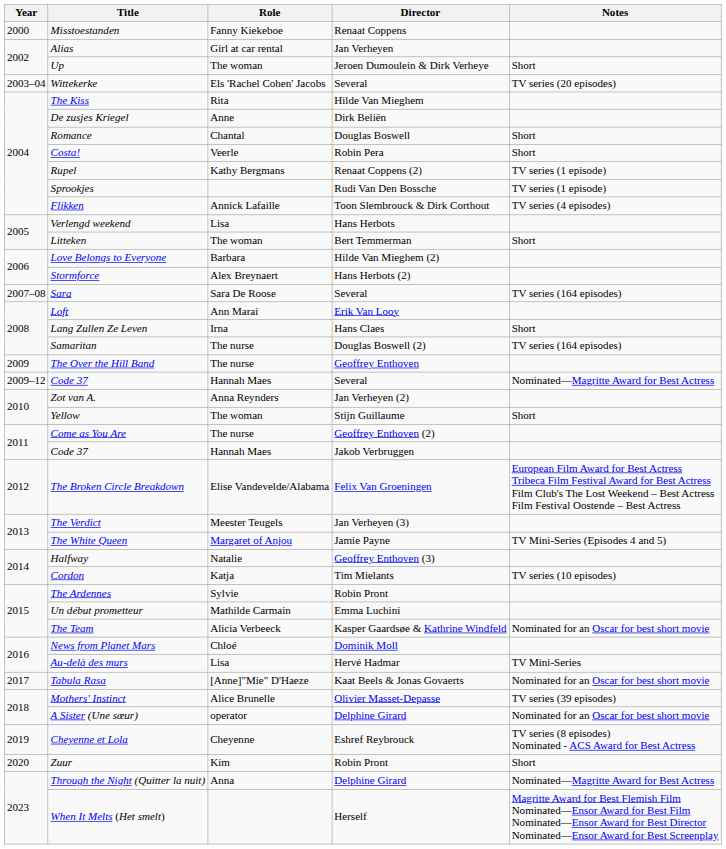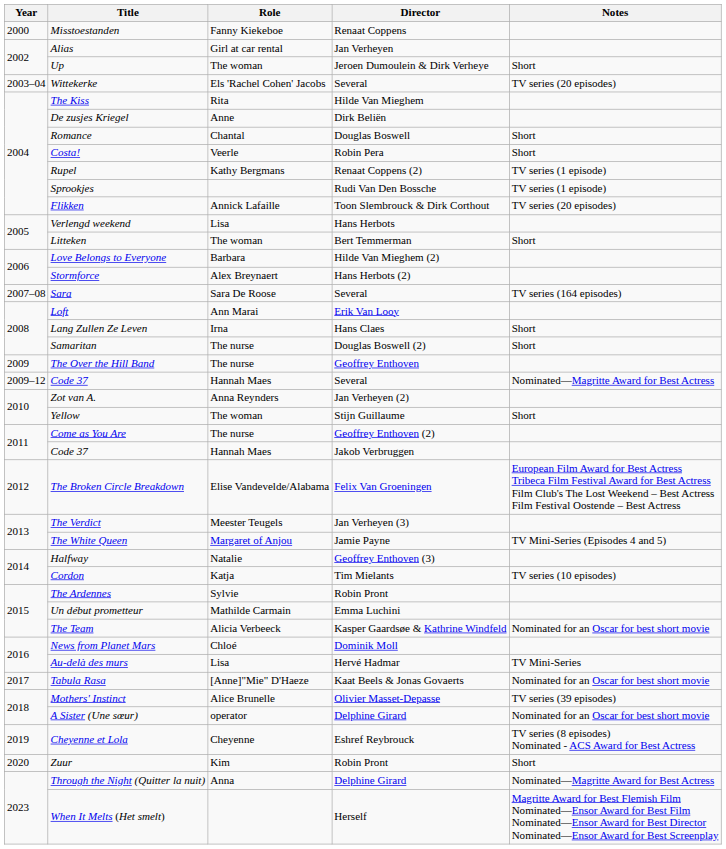(561, 205) TV series (4 episodes) -> (564, 205) TV series (20 episodes)
(567, 345) TV series (164 episodes) -> (524, 345) Short
